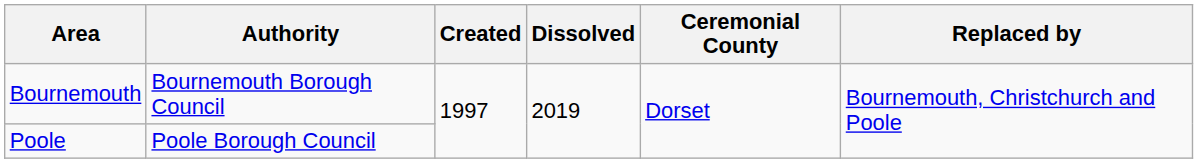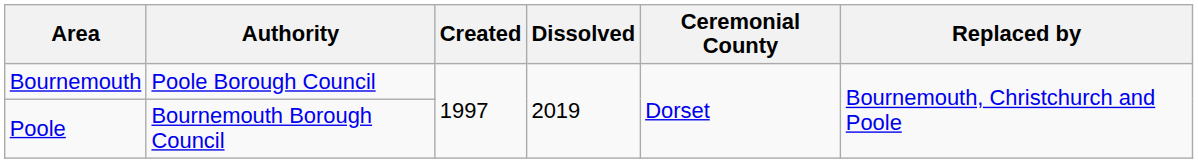(262, 93) Bournemouth Borough Council -> (264, 81) Poole Borough Council
(264, 140) Poole Borough Council -> (262, 128) Bournemouth Borough Council
